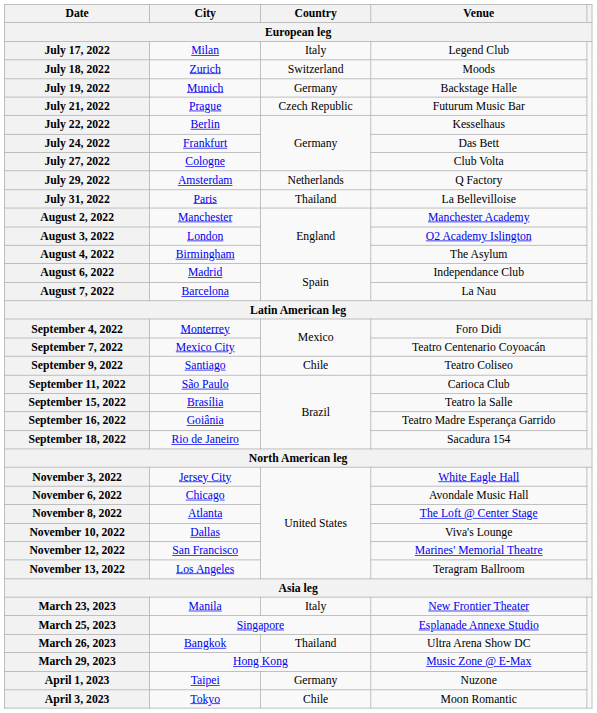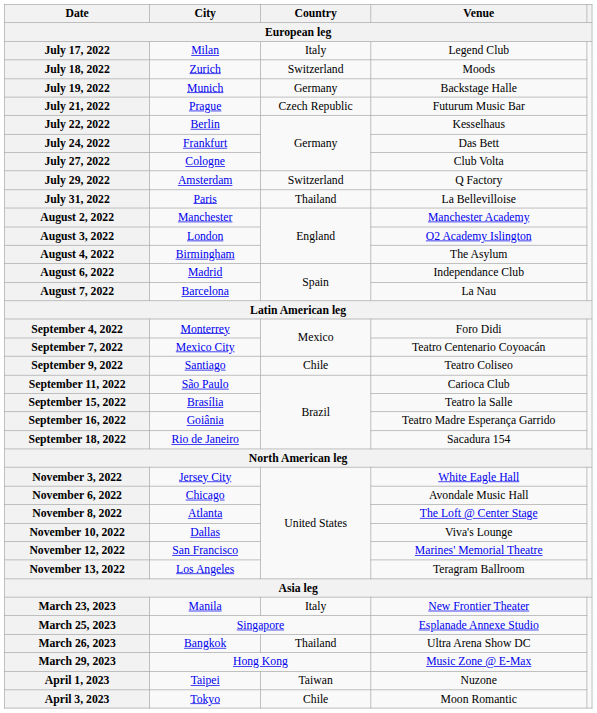(316, 180) Netherlands -> (316, 180) Switzerland
(316, 680) Germany -> (316, 680) Taiwan
